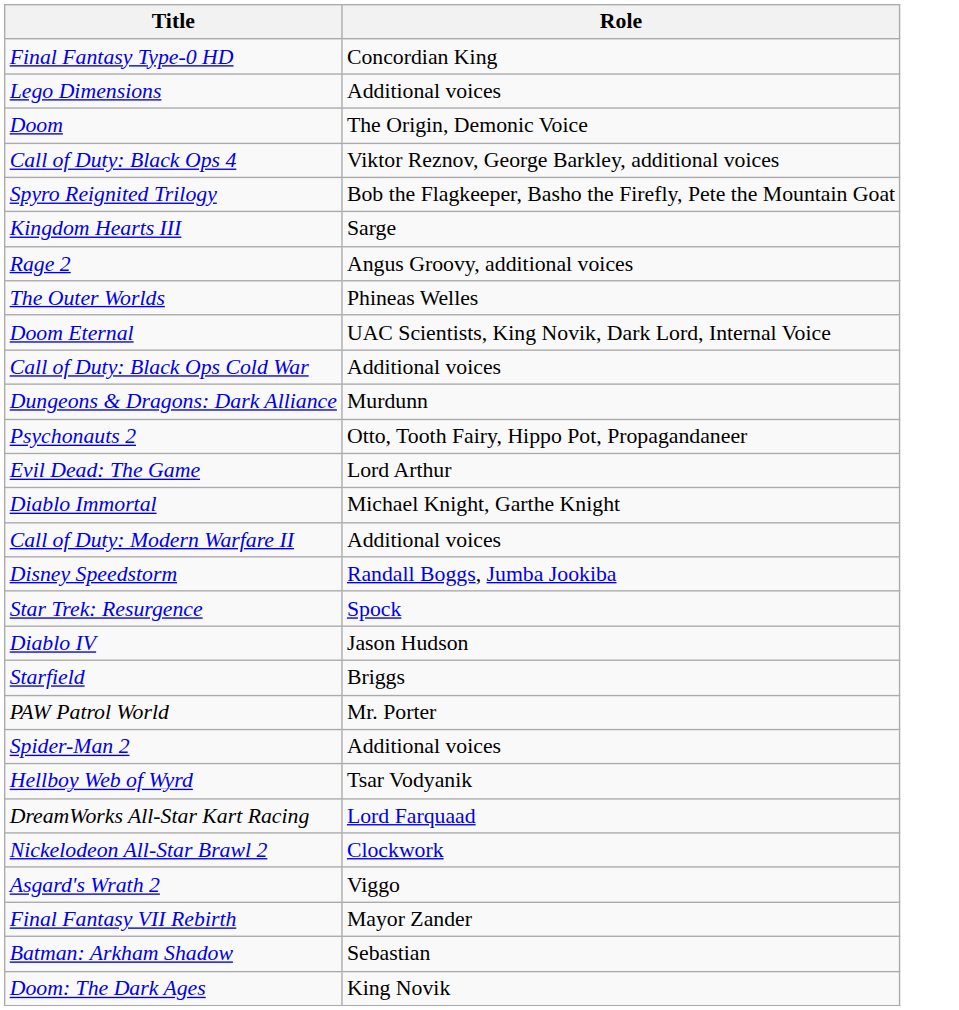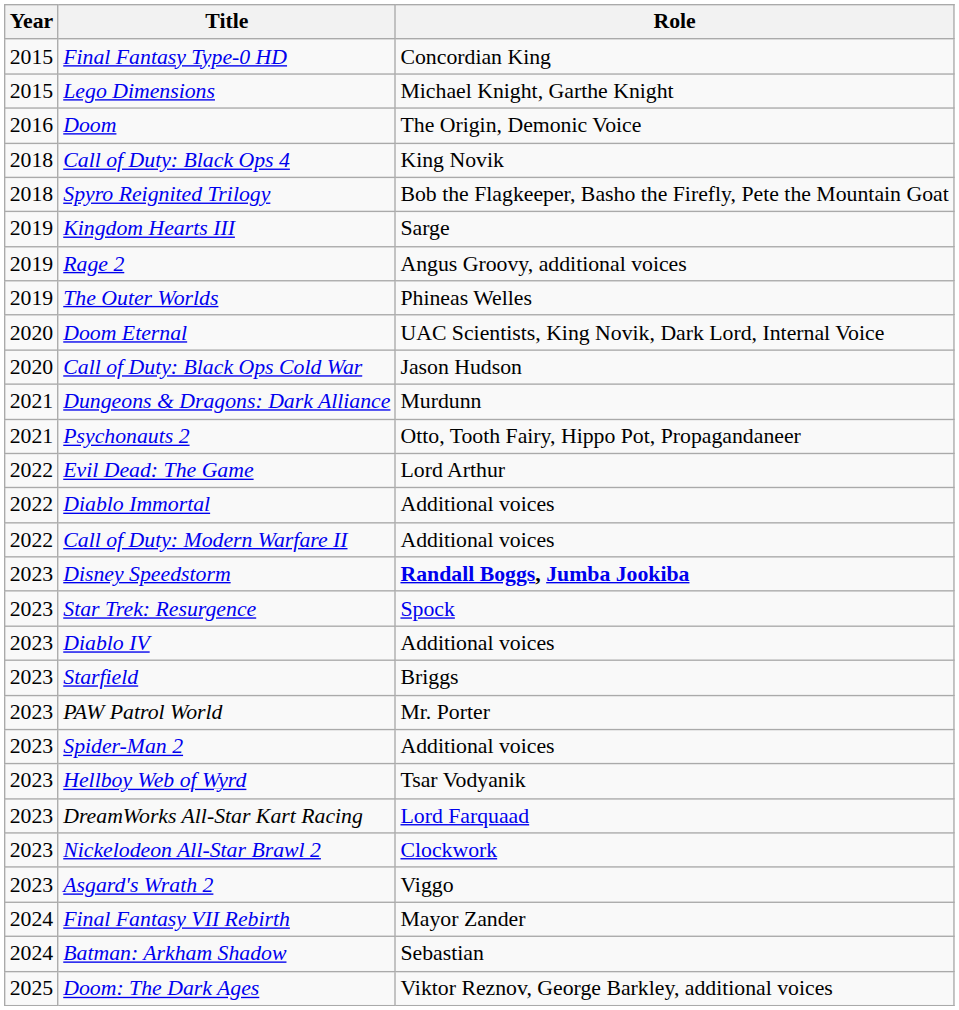+ column: (31, 21)
(424, 90) Additional voices -> (537, 90) Michael Knight, Garthe Knight
(563, 159) Viktor Reznov, George Barkley, additional voices -> (452, 159) King Novik
(424, 366) Additional voices -> (461, 366) Jason Hudson
(483, 504) Michael Knight, Garthe Knight -> (478, 504) Additional voices
(482, 573) normal -> (545, 573) bold
(408, 642) Jason Hudson -> (478, 642) Additional voices
(399, 988) King Novik -> (617, 988) Viktor Reznov, George Barkley, additional voices
